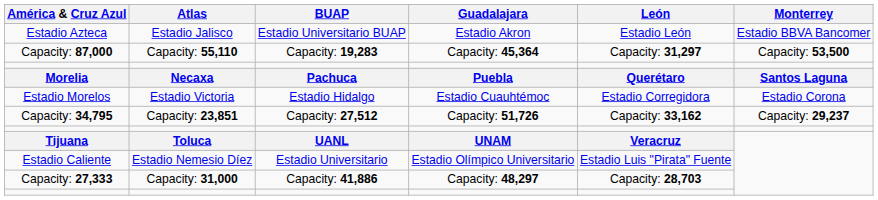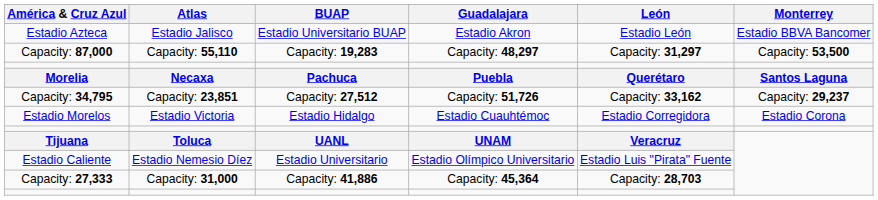(493, 52) Capacity: 45,364 -> (493, 52) Capacity: 48,297
rows swapped: (67, 96) <-> (67, 116)
(493, 179) Capacity: 48,297 -> (493, 179) Capacity: 45,364
